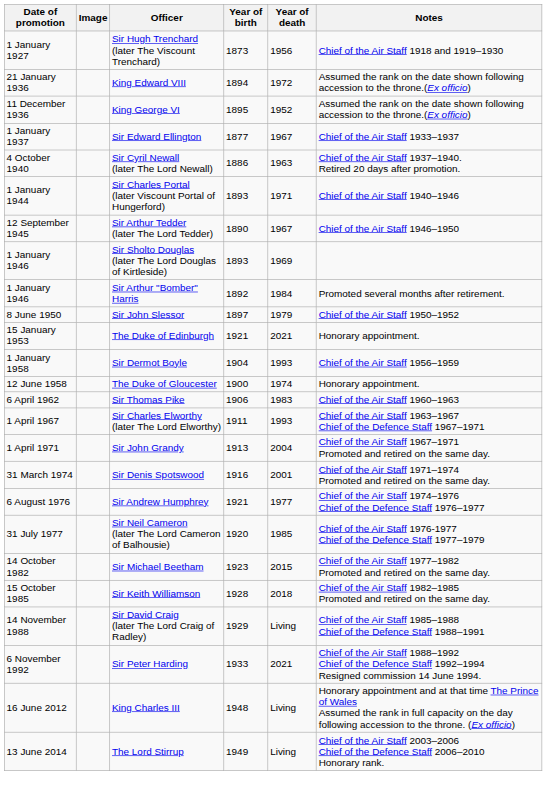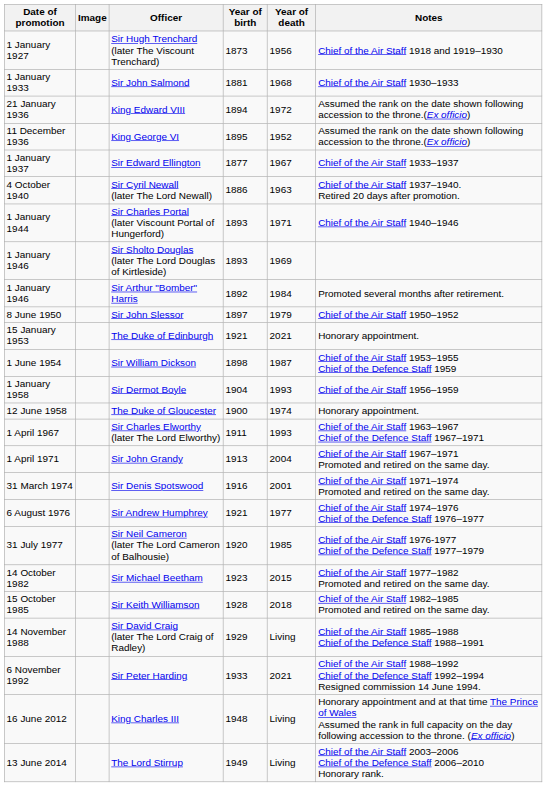+ row: (150, 82)
- row: (163, 228)
+ row: (154, 362)
- row: (148, 400)
